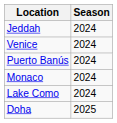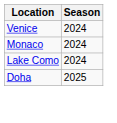- row: (23, 28)
- row: (38, 61)
